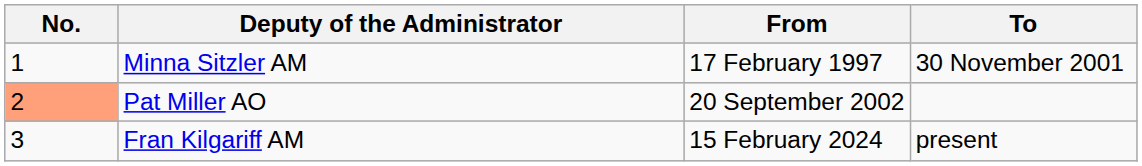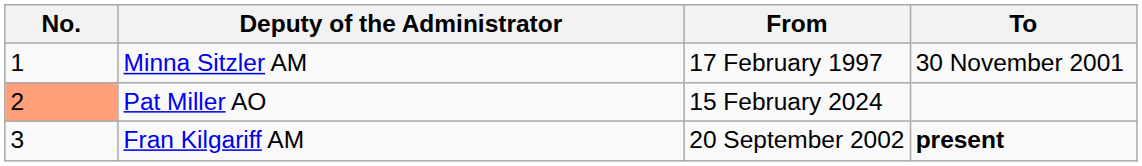(797, 101) 20 September 2002 -> (786, 101) 15 February 2024
(786, 140) 15 February 2024 -> (797, 140) 20 September 2002
(956, 140) normal -> (960, 140) bold
